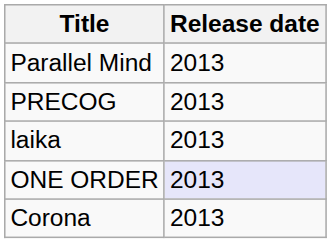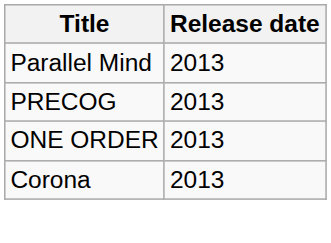- row: (36, 140)
(197, 179) lavender background -> (197, 140) no background
